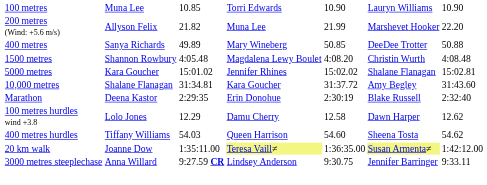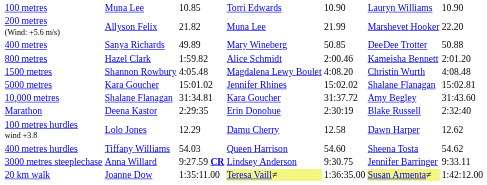+ row: (26, 58)
rows swapped: (54, 162) <-> (27, 148)
